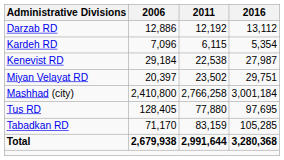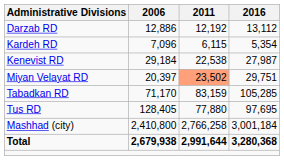(211, 77) no background -> (211, 77) lightsalmon background
rows swapped: (38, 126) <-> (40, 93)
